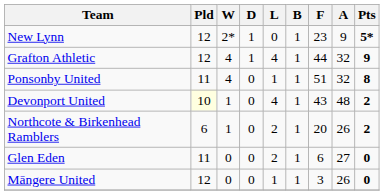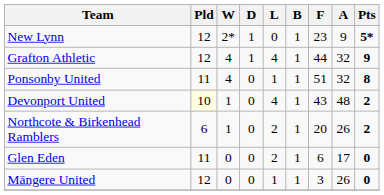(343, 158) 27 -> (343, 158) 17
